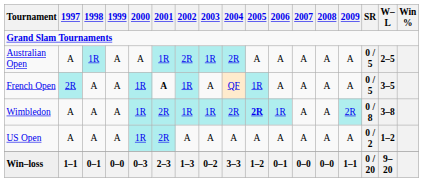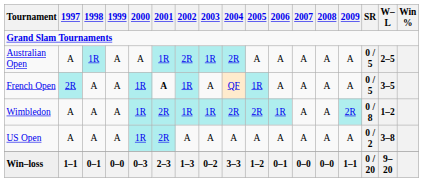(257, 111) bold -> (257, 111) normal
(388, 111) 3–8 -> (388, 111) 1–2
(388, 137) 1–2 -> (388, 137) 3–8
